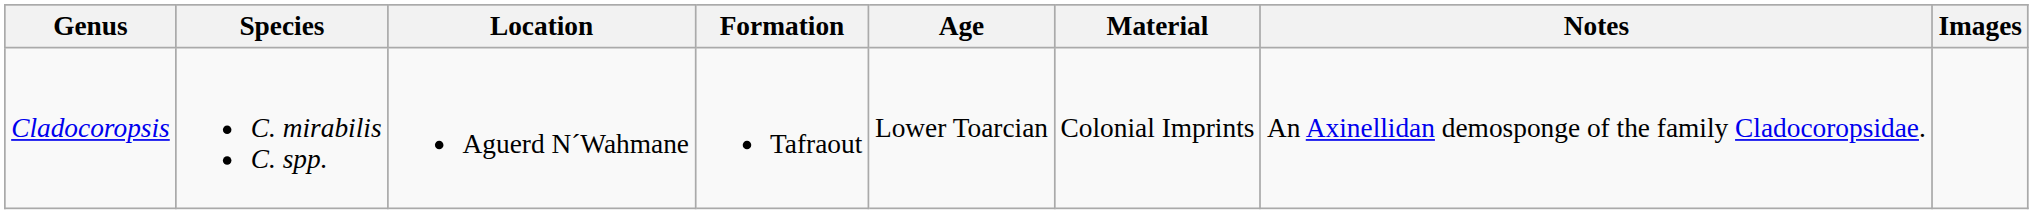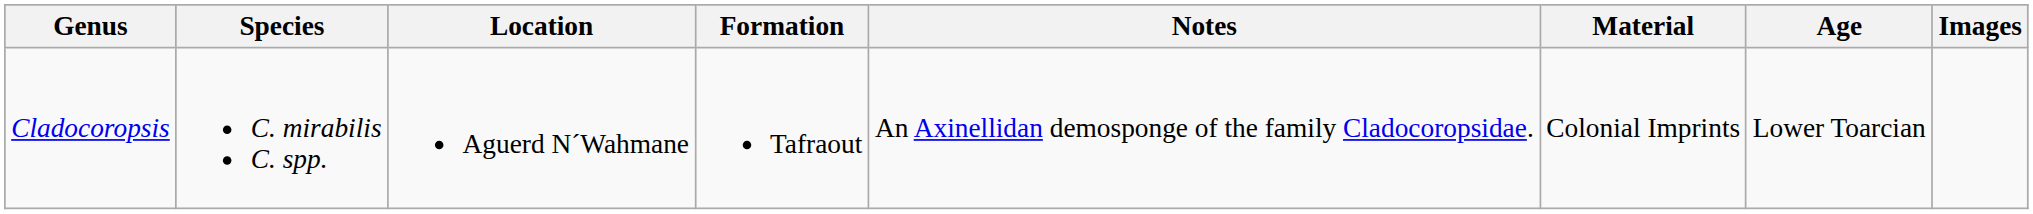columns swapped: (961, 26) <-> (1596, 26)
